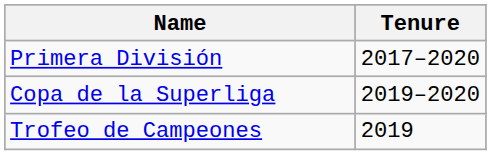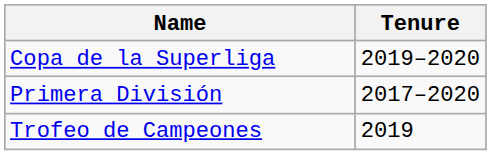rows swapped: (116, 59) <-> (143, 95)
